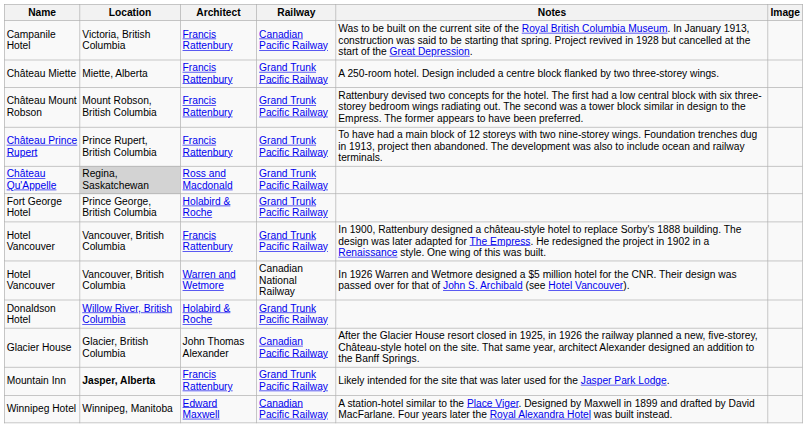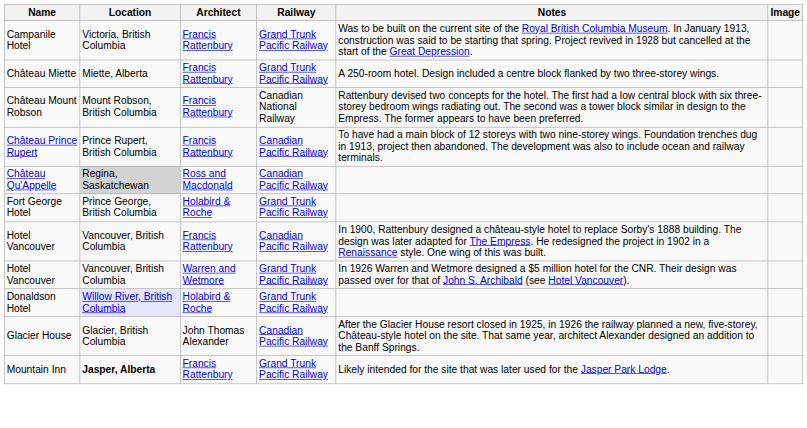(294, 40) Canadian Pacific Railway -> (294, 40) Grand Trunk Pacific Railway
(294, 107) Grand Trunk Pacific Railway -> (281, 107) Canadian National Railway
(294, 146) Grand Trunk Pacific Railway -> (294, 146) Canadian Pacific Railway
(294, 180) Grand Trunk Pacific Railway -> (294, 180) Canadian Pacific Railway
(294, 241) Grand Trunk Pacific Railway -> (294, 241) Canadian Pacific Railway
(281, 280) Canadian National Railway -> (294, 275) Grand Trunk Pacific Railway
(127, 314) no background -> (127, 302) lavender background
- row: (41, 409)
